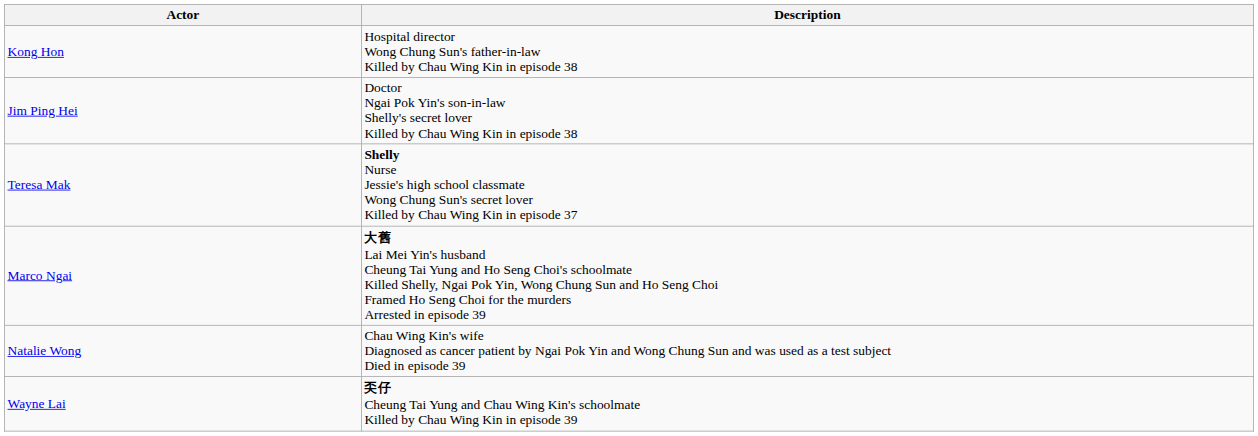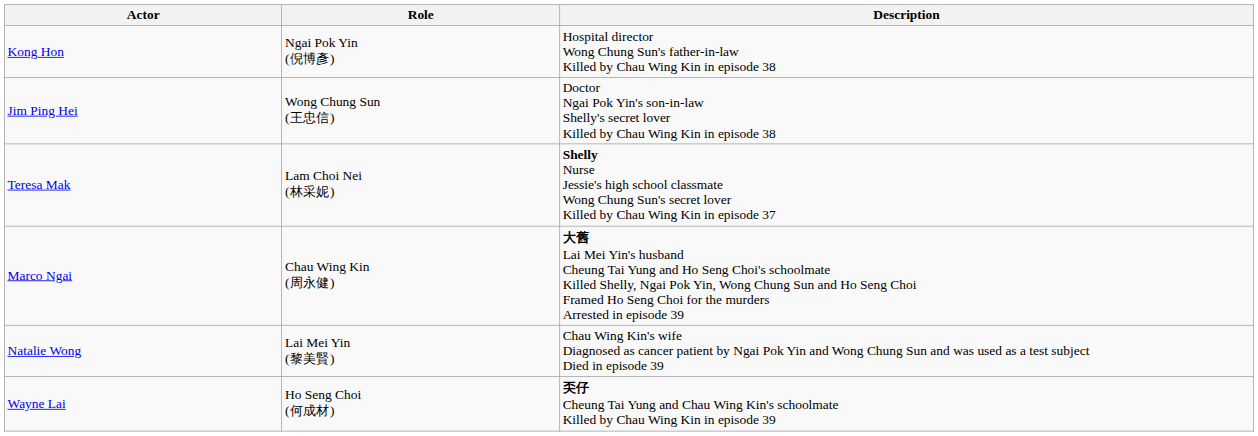+ column: (421, 15)
